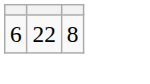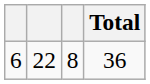+ column: (115, 23)
